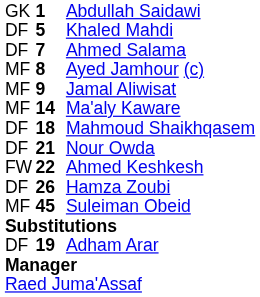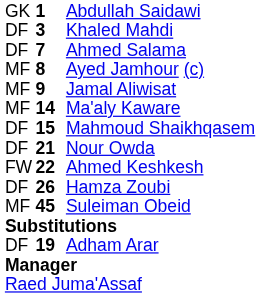(40, 30) 5 -> (40, 30) 3
(45, 128) 18 -> (45, 128) 15
